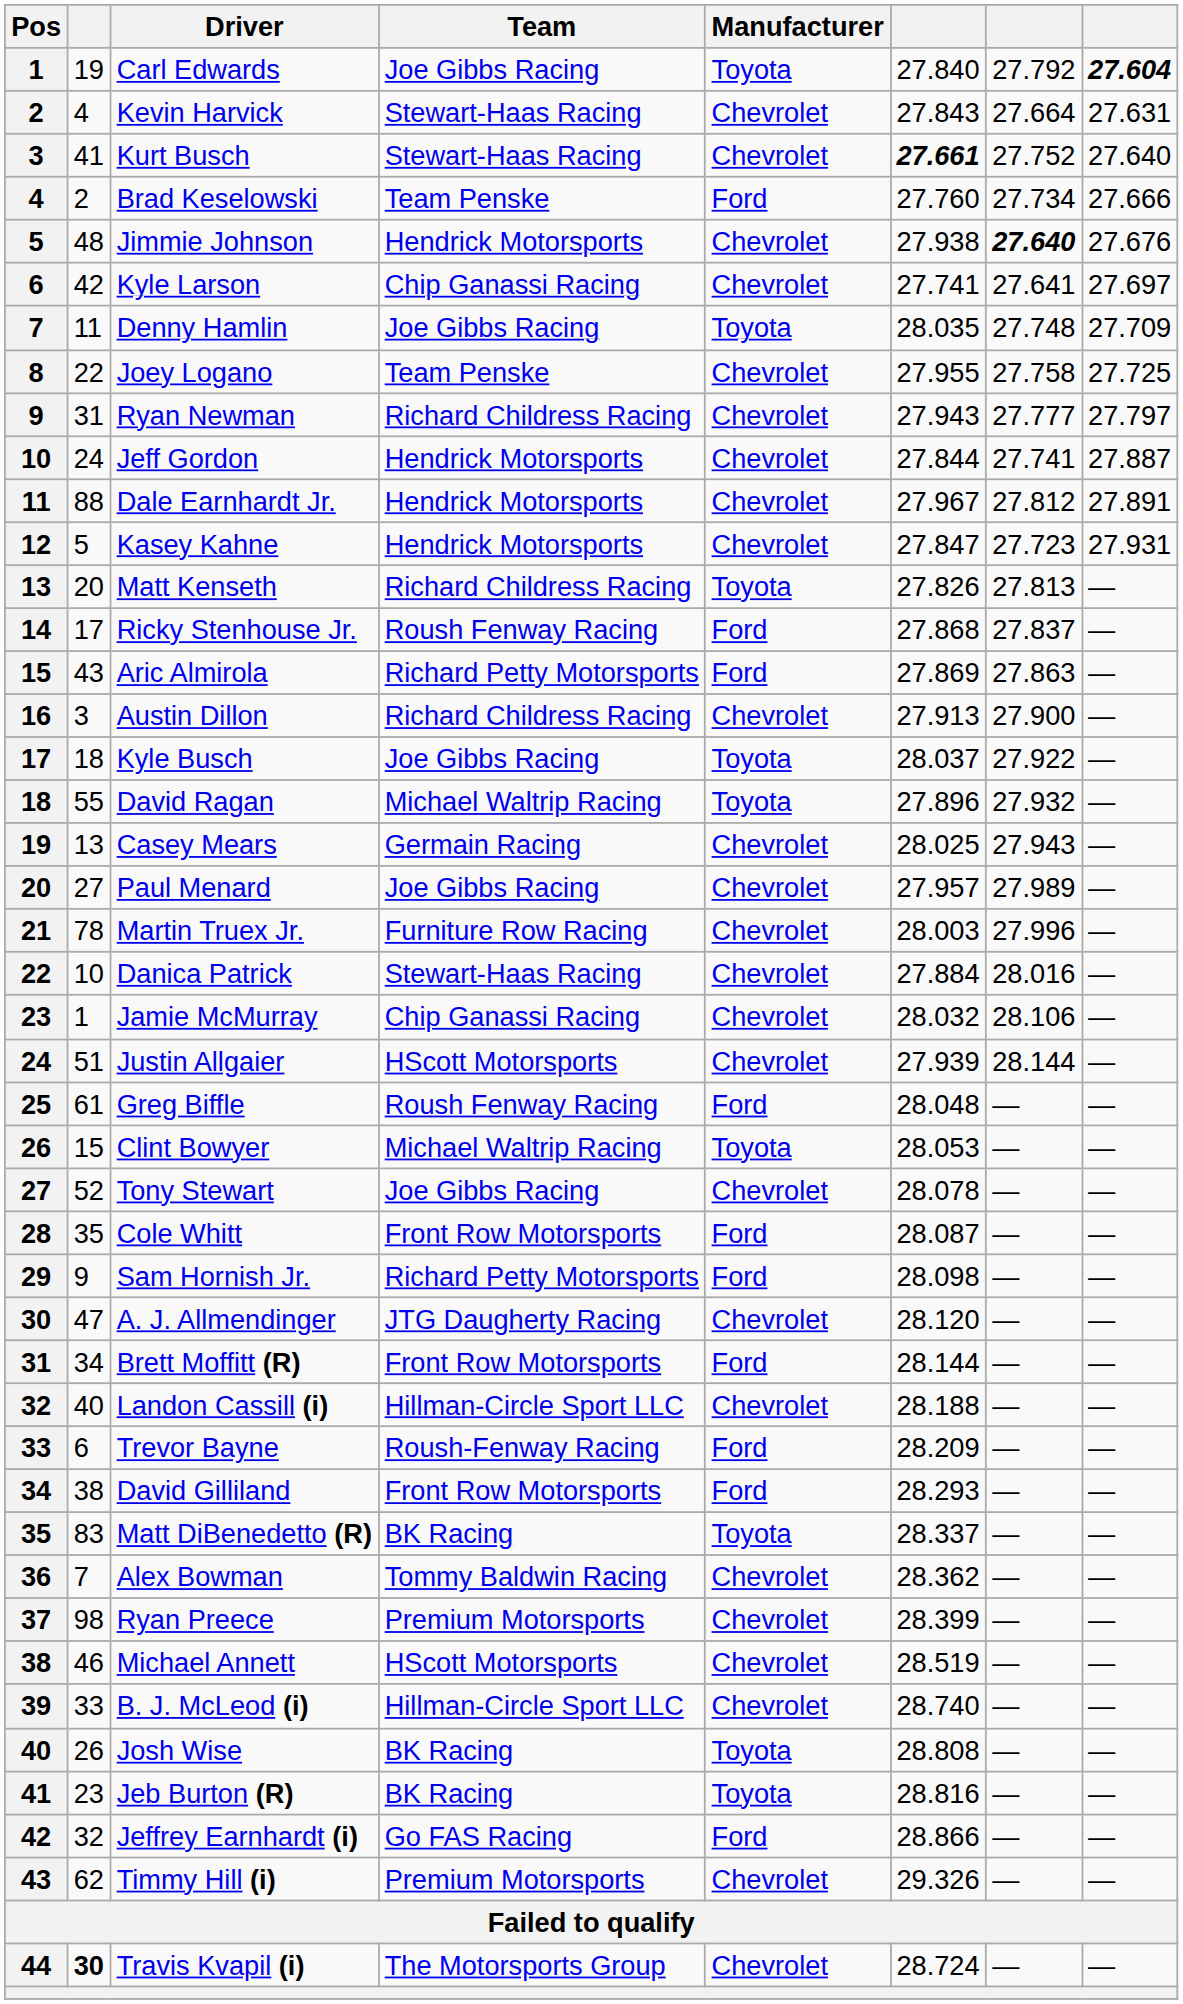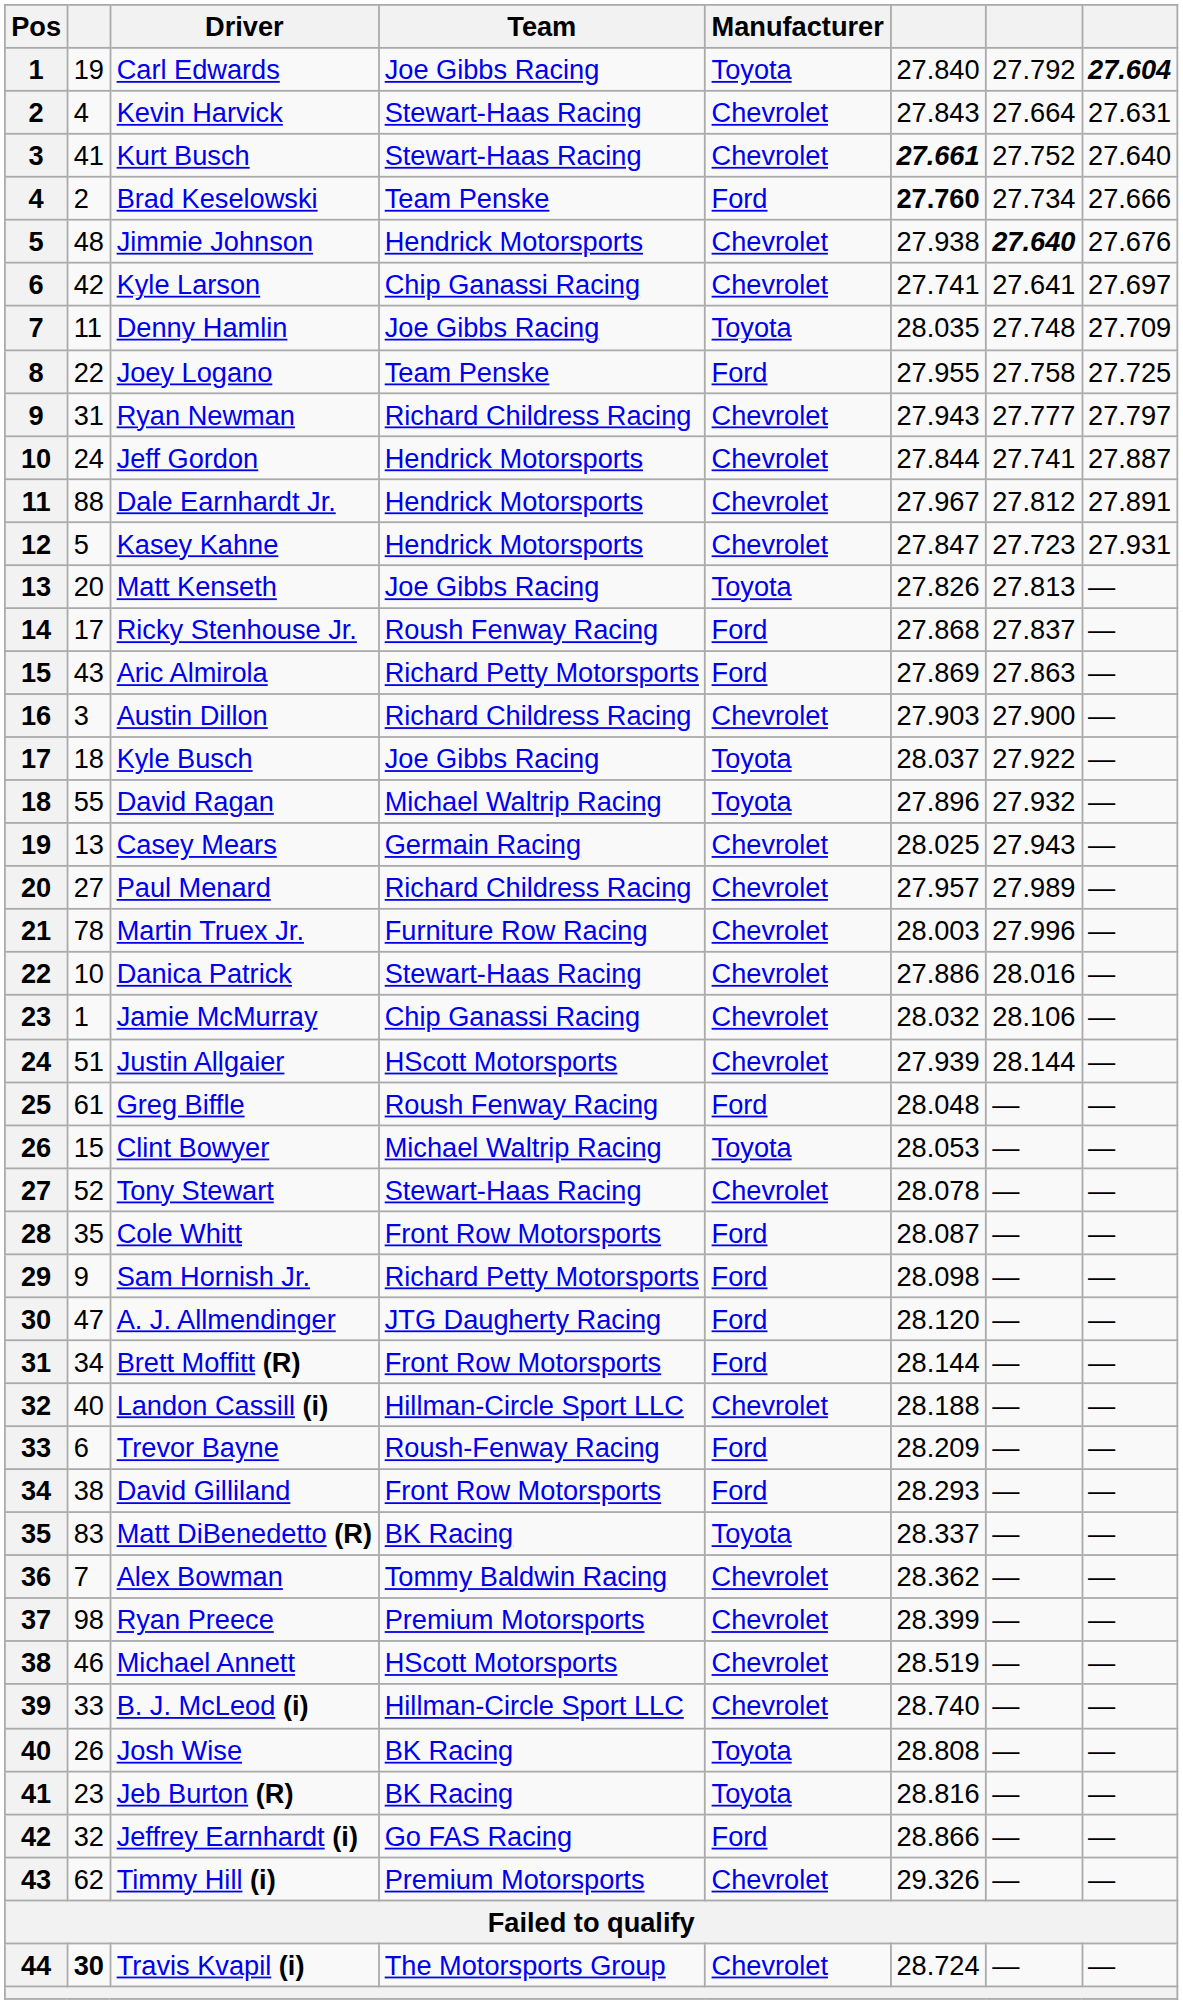(938, 199) normal -> (938, 199) bold
(770, 371) Chevrolet -> (740, 371) Ford
(538, 587) Richard Childress Racing -> (492, 587) Joe Gibbs Racing
(938, 716) 27.913 -> (938, 716) 27.903
(492, 888) Joe Gibbs Racing -> (538, 888) Richard Childress Racing
(938, 974) 27.884 -> (938, 974) 27.886
(492, 1190) Joe Gibbs Racing -> (513, 1190) Stewart-Haas Racing
(770, 1319) Chevrolet -> (740, 1319) Ford
